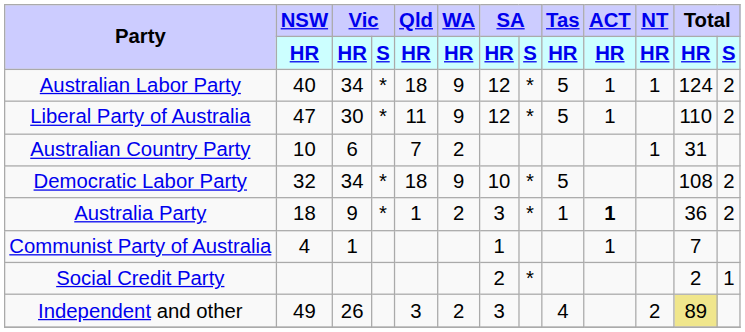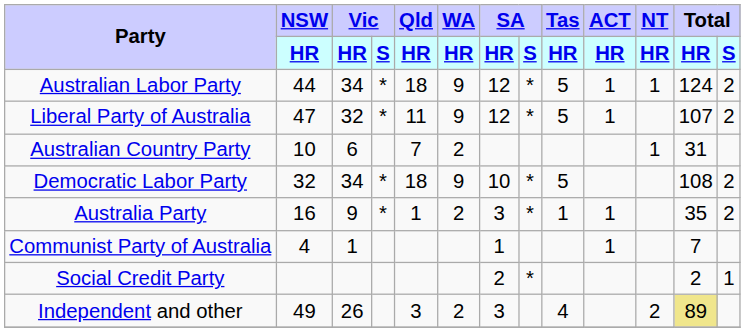(304, 85) 40 -> (304, 85) 44
(352, 117) 30 -> (352, 117) 32
(696, 117) 110 -> (696, 117) 107
(304, 213) 18 -> (304, 213) 16
(610, 213) bold -> (610, 213) normal
(696, 213) 36 -> (696, 213) 35
